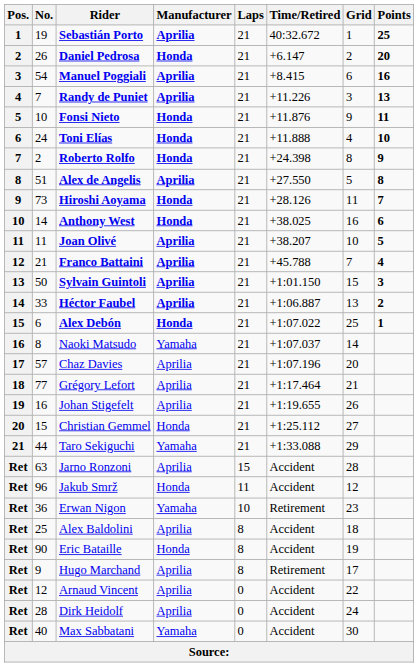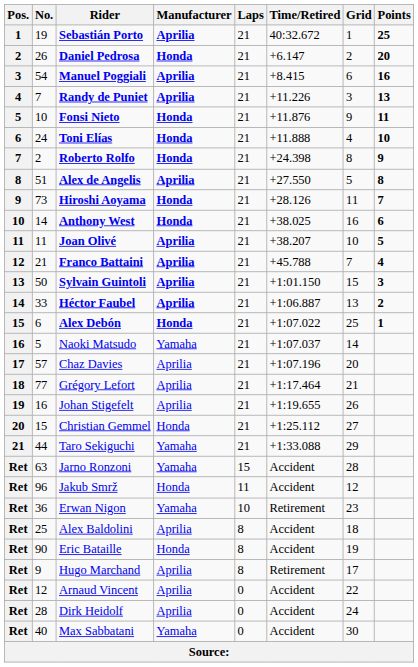(38, 343) 8 -> (38, 343) 5
(174, 467) Aprilia -> (177, 467) Yamaha
